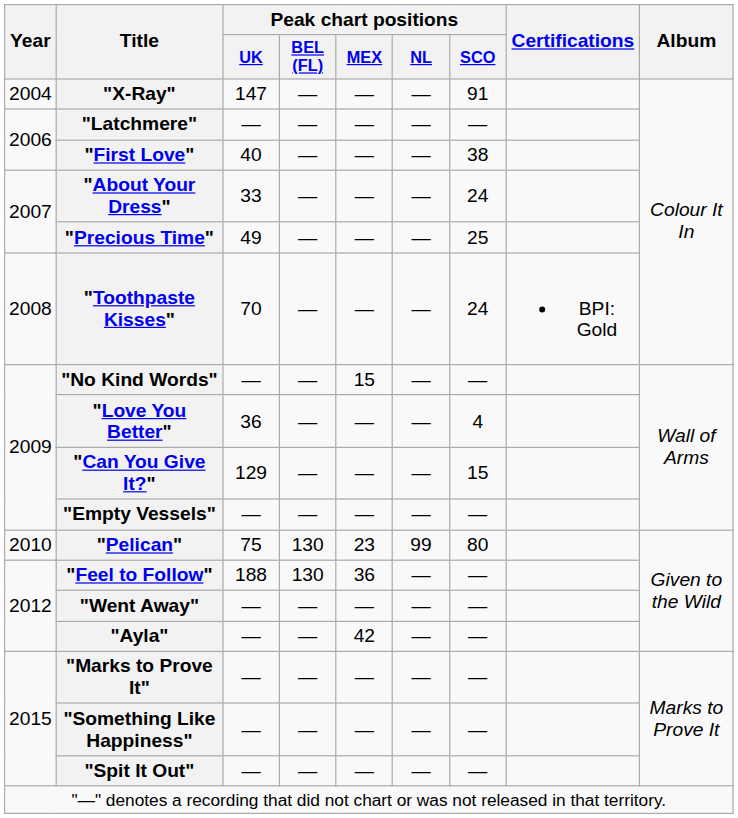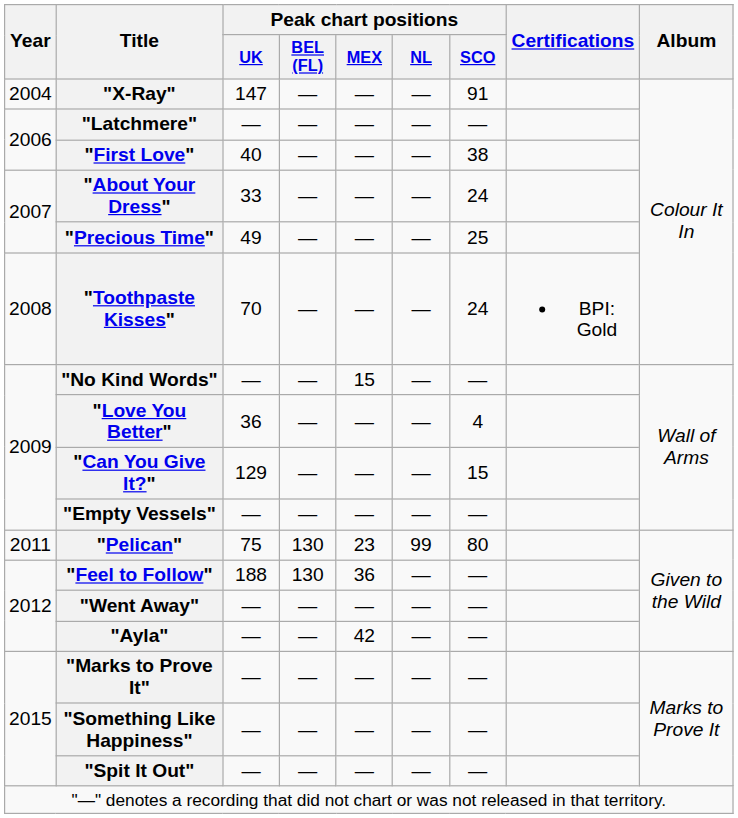(30, 544) 2010 -> (30, 544) 2011
